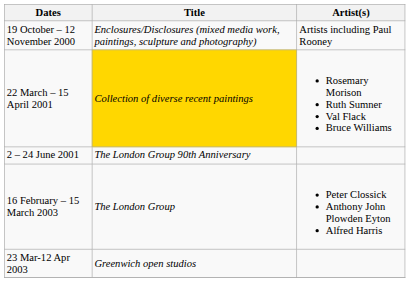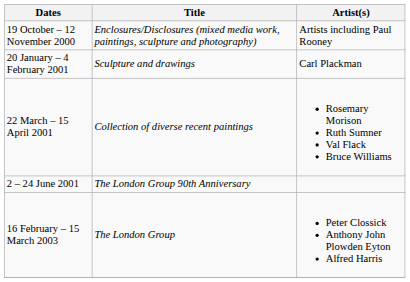+ row: (38, 64)
(174, 98) gold background -> (174, 127) no background
- row: (38, 263)
